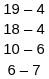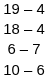rows swapped: (24, 70) <-> (24, 49)
